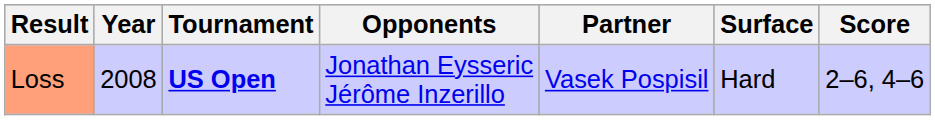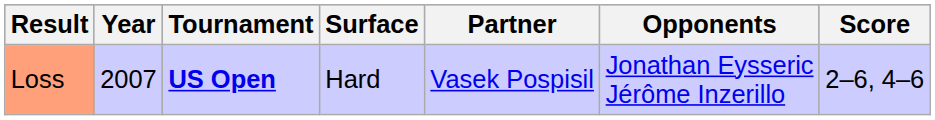columns swapped: (767, 24) <-> (429, 24)
(128, 79) 2008 -> (128, 79) 2007
